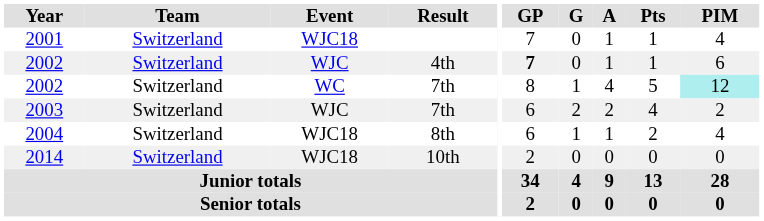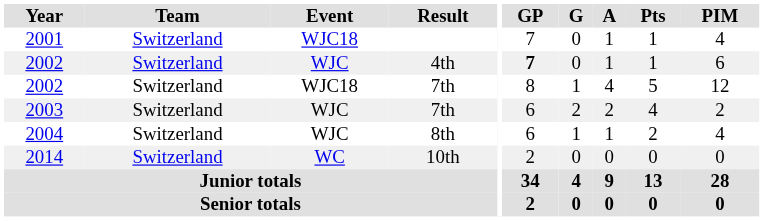(330, 86) WC -> (330, 86) WJC18
(720, 86) paleturquoise background -> (720, 86) no background
(330, 133) WJC18 -> (330, 133) WJC
(330, 157) WJC18 -> (330, 157) WC
